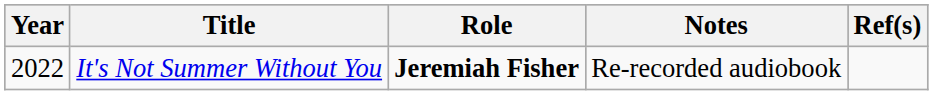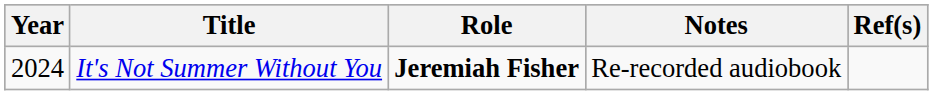(38, 67) 2022 -> (38, 67) 2024
